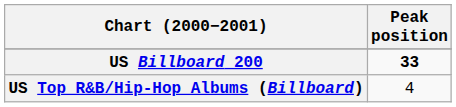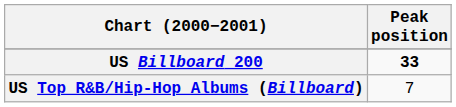(409, 88) 4 -> (409, 88) 7
